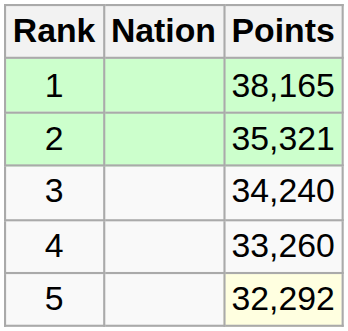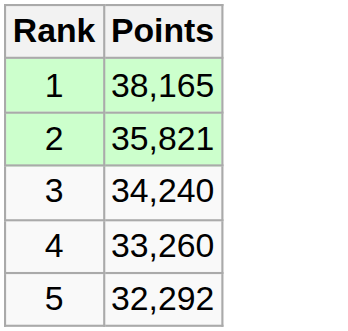- column: (163, 31)
(283, 138) 35,321 -> (163, 138) 35,821
(283, 298) lightyellow background -> (163, 298) no background
